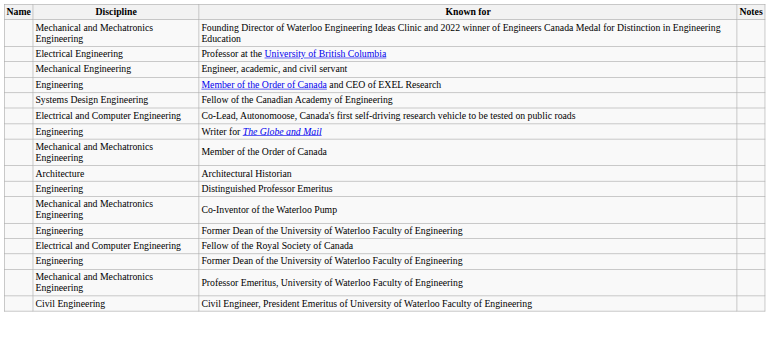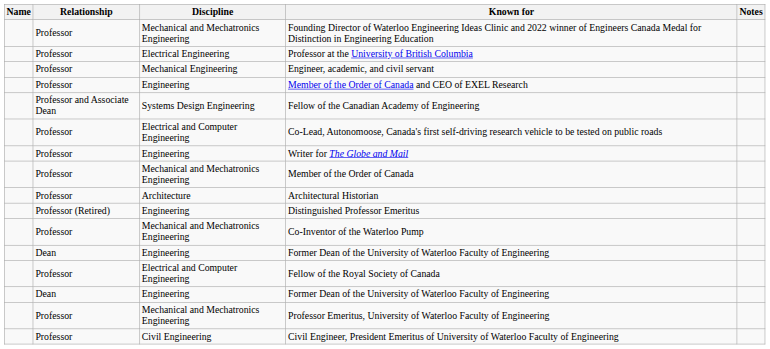+ column: (86, 12)
